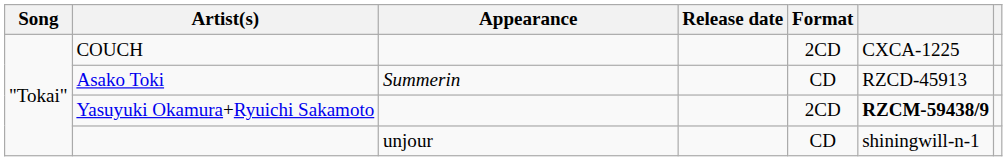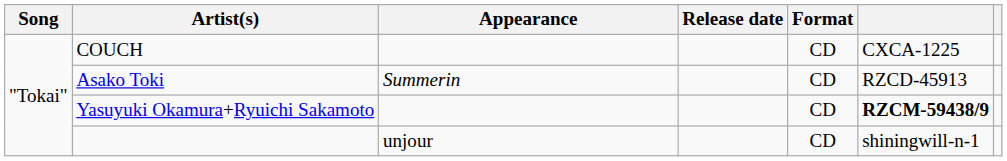(823, 49) 2CD -> (823, 49) CD
(823, 110) 2CD -> (823, 110) CD
